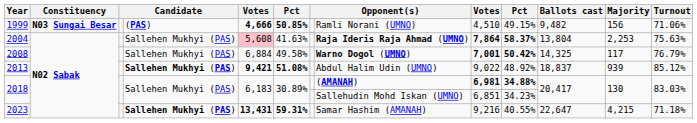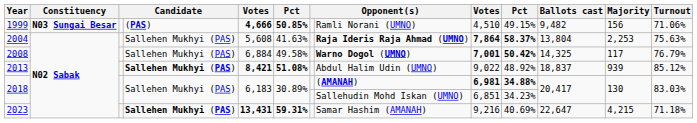(259, 40) pink background -> (259, 40) no background
(259, 68) 9,421 -> (259, 68) 8,421
(520, 111) 40.55% -> (520, 111) 40.69%
